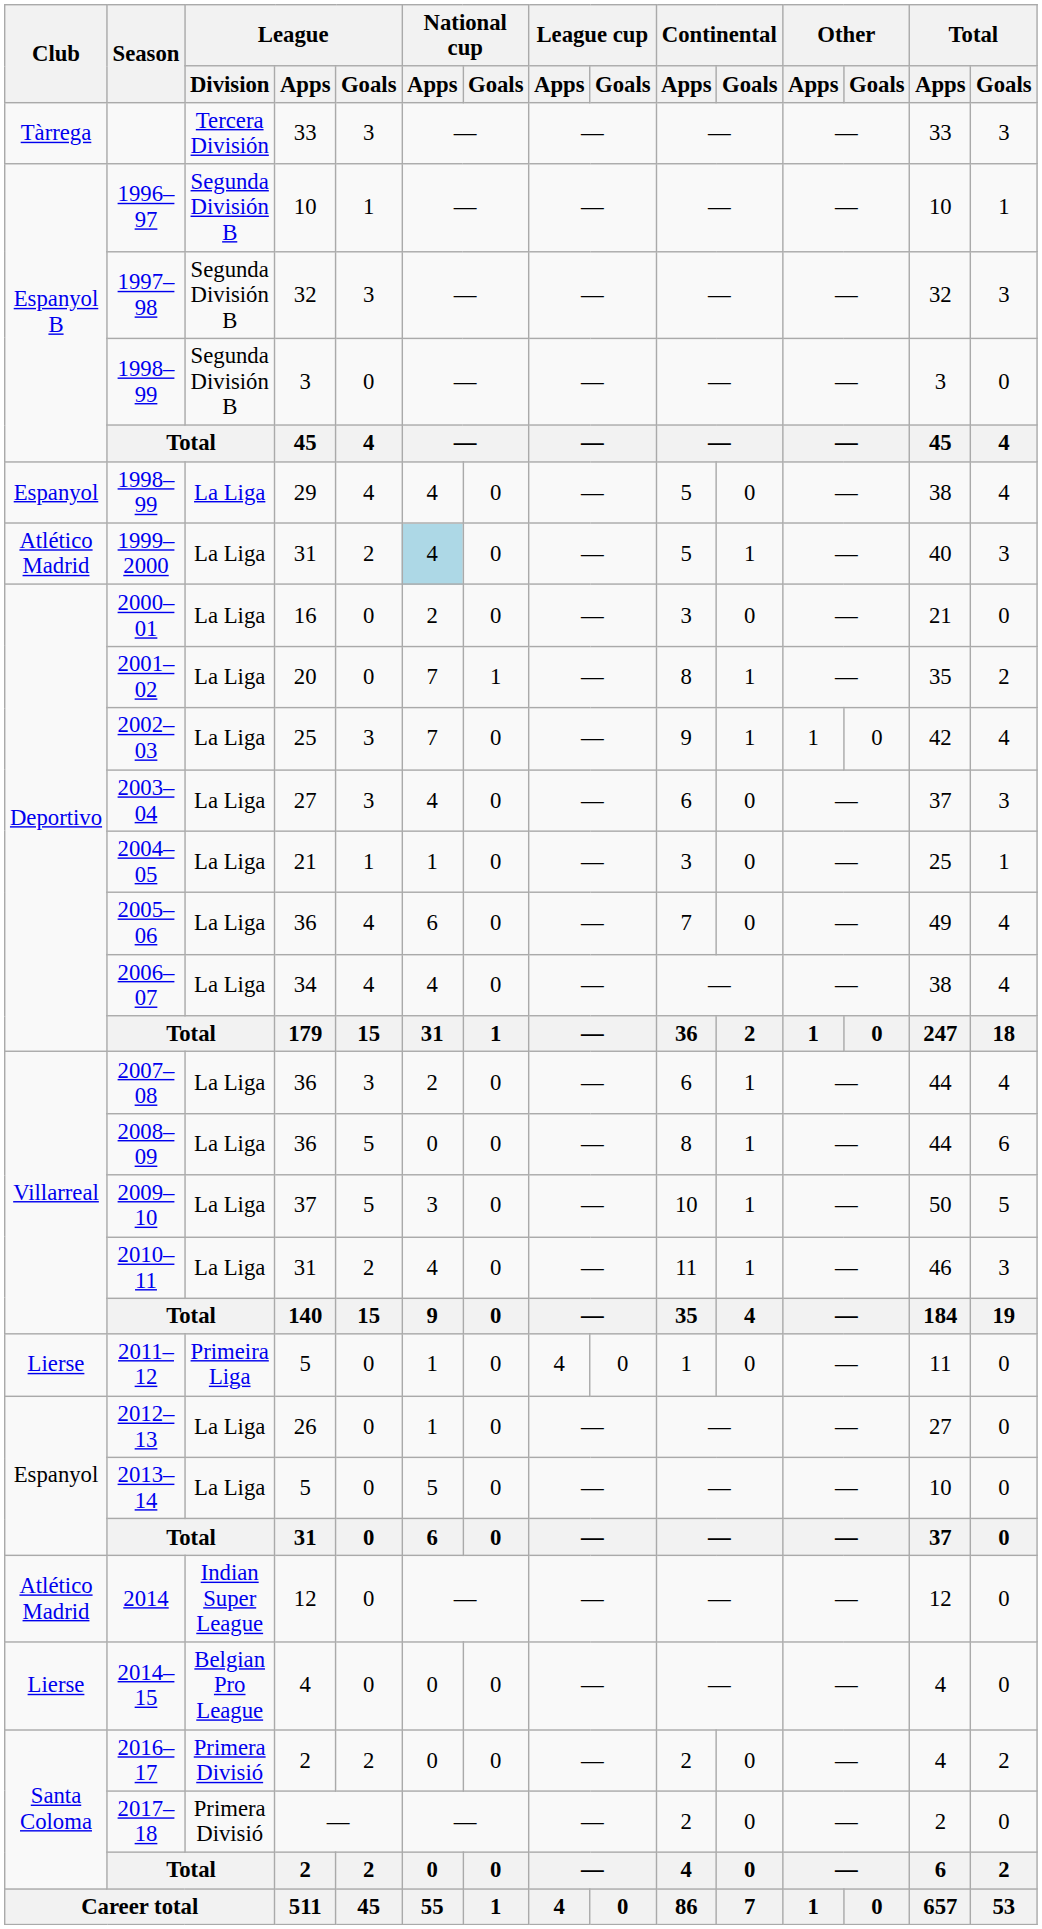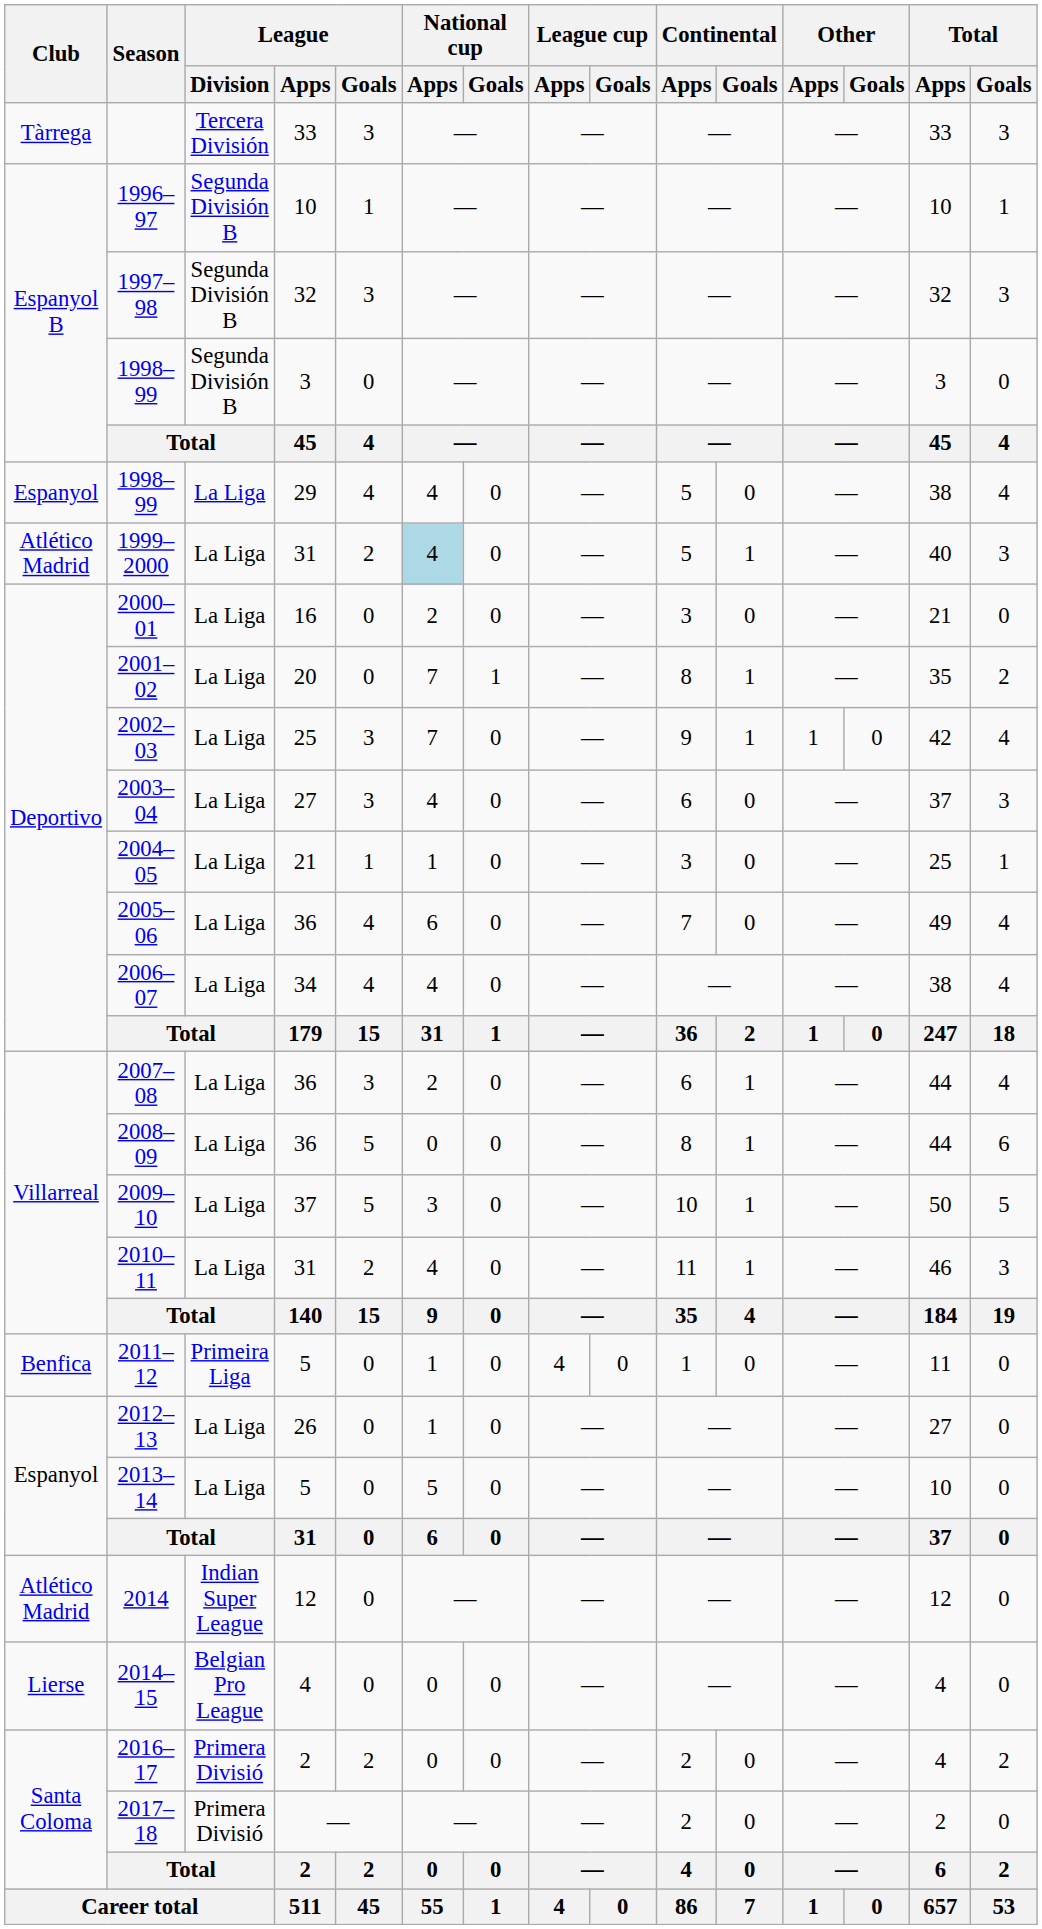(56, 1364) Lierse -> (56, 1364) Benfica
